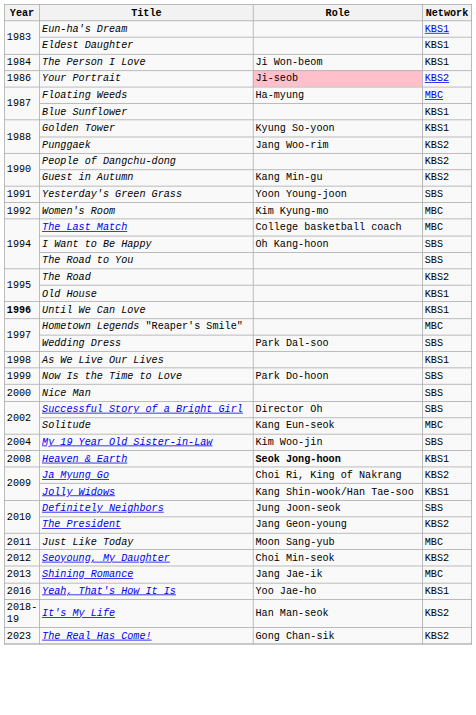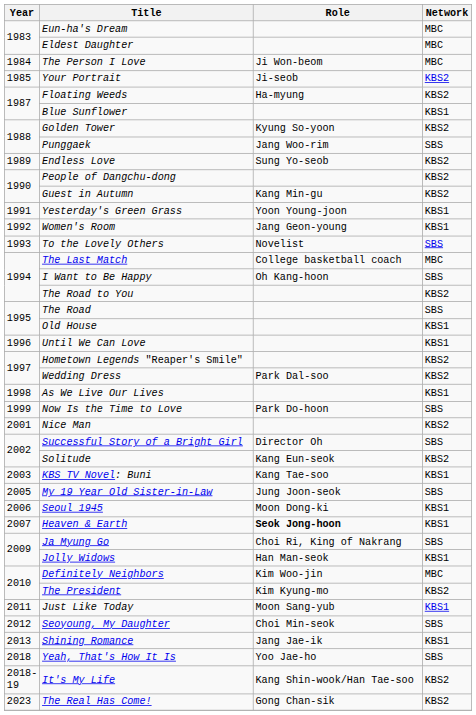(437, 29) KBS1 -> (434, 29) MBC
(437, 46) KBS1 -> (434, 46) MBC
(437, 62) KBS1 -> (434, 62) MBC
(19, 79) 1986 -> (19, 79) 1985
(277, 79) pink background -> (277, 79) no background
(434, 95) MBC -> (437, 95) KBS2
(437, 128) KBS1 -> (437, 128) KBS2
(437, 145) KBS2 -> (434, 145) SBS
+ row: (79, 161)
(434, 194) SBS -> (437, 211) KBS1
(292, 211) Kim Kyung-mo -> (301, 227) Jang Geon-young
(434, 211) MBC -> (437, 227) KBS1
+ row: (103, 244)
(434, 261) SBS -> (437, 294) KBS2
(437, 277) KBS2 -> (434, 310) SBS
(19, 310) bold -> (19, 343) normal
(434, 327) MBC -> (437, 360) KBS2
(434, 343) SBS -> (437, 376) KBS2
(19, 393) 2000 -> (19, 426) 2001
(434, 393) SBS -> (437, 426) KBS2
(434, 426) MBC -> (437, 459) KBS2
+ row: (97, 475)
(19, 442) 2004 -> (19, 492) 2005
(289, 442) Kim Woo-jin -> (298, 492) Jung Joon-seok
+ row: (72, 508)
(19, 459) 2008 -> (19, 525) 2007
(437, 475) KBS2 -> (434, 541) SBS
(335, 492) Kang Shin-wook/Han Tae-soo -> (292, 558) Han Man-seok
(298, 508) Jung Joon-seok -> (289, 575) Kim Woo-jin
(434, 508) SBS -> (434, 575) MBC
(301, 525) Jang Geon-young -> (292, 591) Kim Kyung-mo
(434, 541) MBC -> (437, 608) KBS1
(437, 558) KBS2 -> (434, 624) SBS
(434, 575) MBC -> (437, 641) KBS1
(19, 591) 2016 -> (19, 657) 2018
(437, 591) KBS1 -> (434, 657) SBS
(292, 613) Han Man-seok -> (335, 680) Kang Shin-wook/Han Tae-soo
